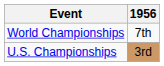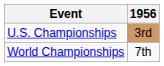rows swapped: (66, 33) <-> (62, 52)
